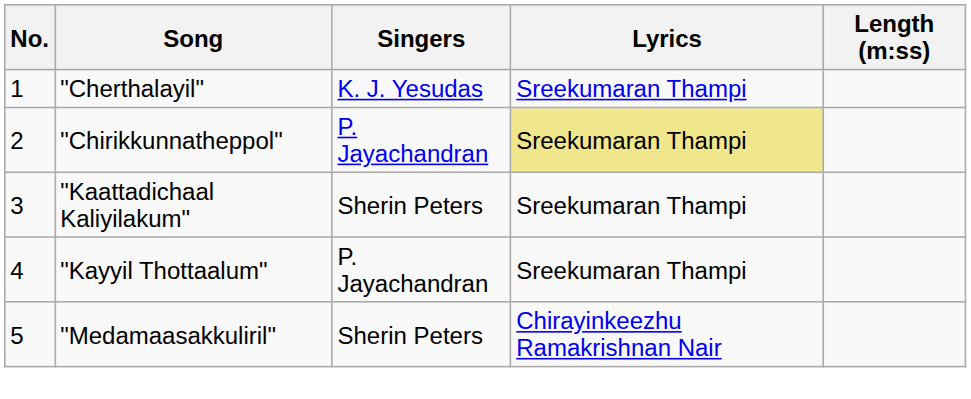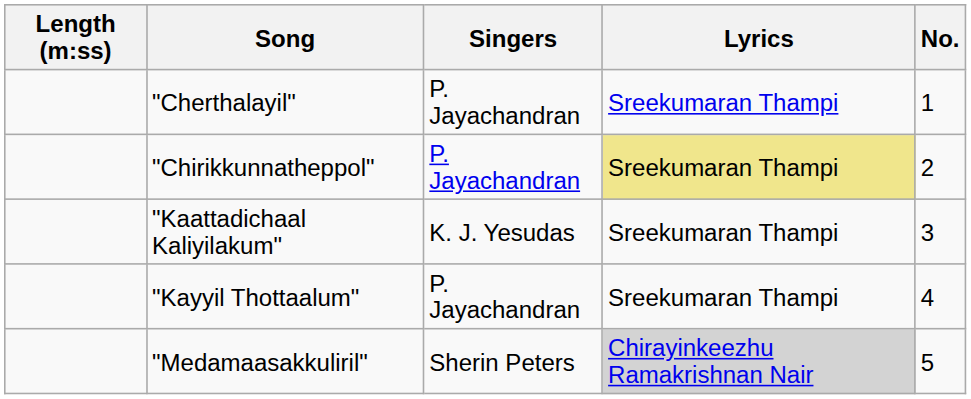columns swapped: (30, 37) <-> (894, 37)
(410, 89) K. J. Yesudas -> (505, 102) P. Jayachandran
(410, 205) Sherin Peters -> (502, 232) K. J. Yesudas
(619, 335) no background -> (711, 362) lightgrey background
